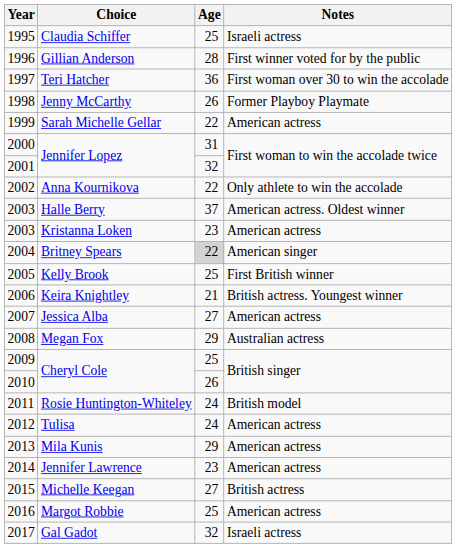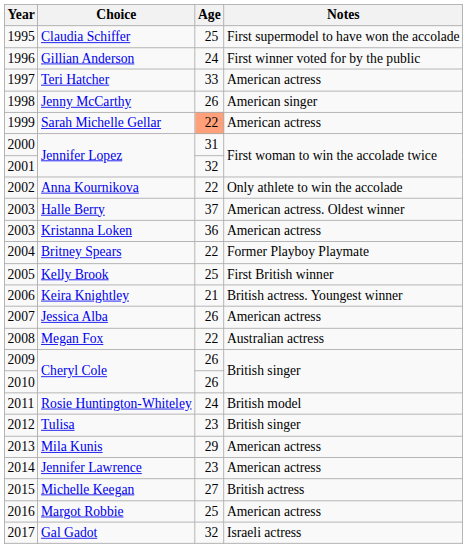(264, 36) Israeli actress -> (343, 36) First supermodel to have won the accolade
(208, 58) 28 -> (208, 58) 24
(208, 79) 36 -> (208, 79) 33
(338, 79) First woman over 30 to win the accolade -> (274, 79) American actress
(298, 101) Former Playboy Playmate -> (272, 101) American singer
(208, 123) no background -> (208, 123) lightsalmon background
(208, 230) 23 -> (208, 230) 36
(208, 252) lightgrey background -> (208, 252) no background
(272, 252) American singer -> (298, 252) Former Playboy Playmate
(208, 317) 27 -> (208, 317) 26
(208, 338) 29 -> (208, 338) 22
(208, 360) 25 -> (208, 360) 26
(208, 425) 24 -> (208, 425) 23
(274, 425) American actress -> (264, 425) British singer
